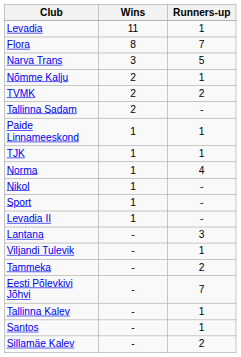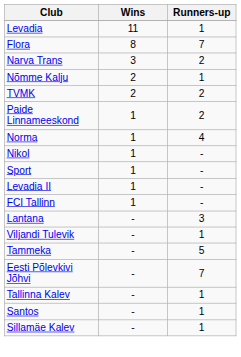(202, 61) 5 -> (202, 61) 2
- row: (42, 110)
(202, 132) 1 -> (202, 115) 2
- row: (16, 154)
+ row: (31, 202)
(202, 267) 2 -> (202, 251) 5
(202, 344) 2 -> (202, 327) 1
